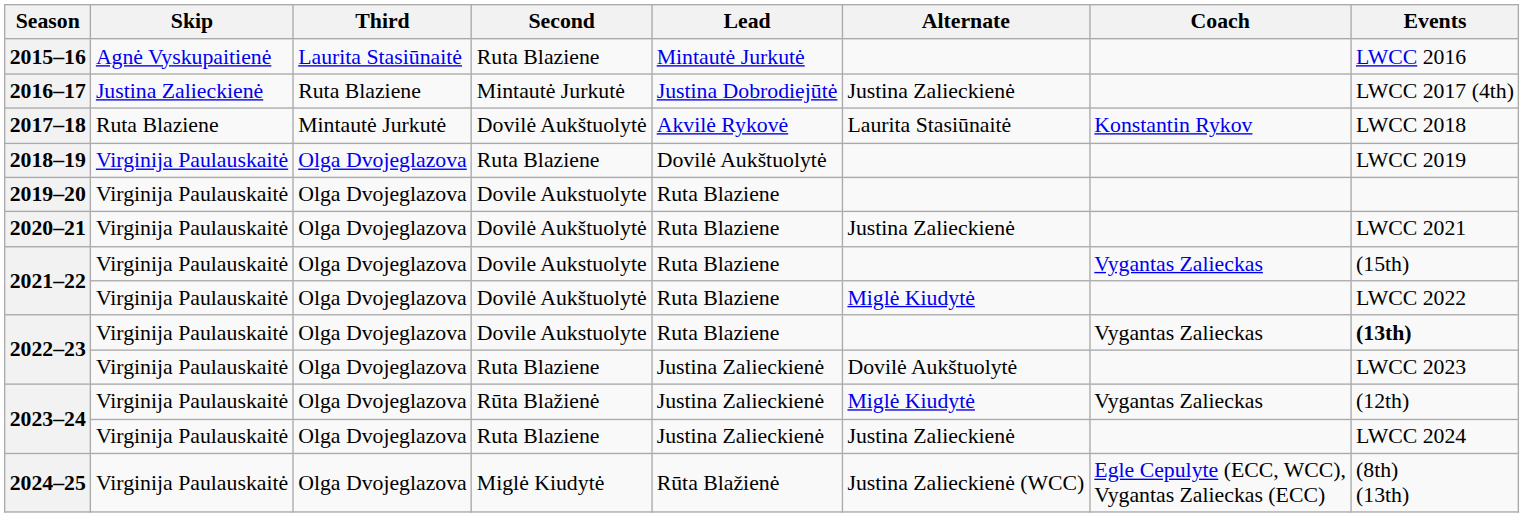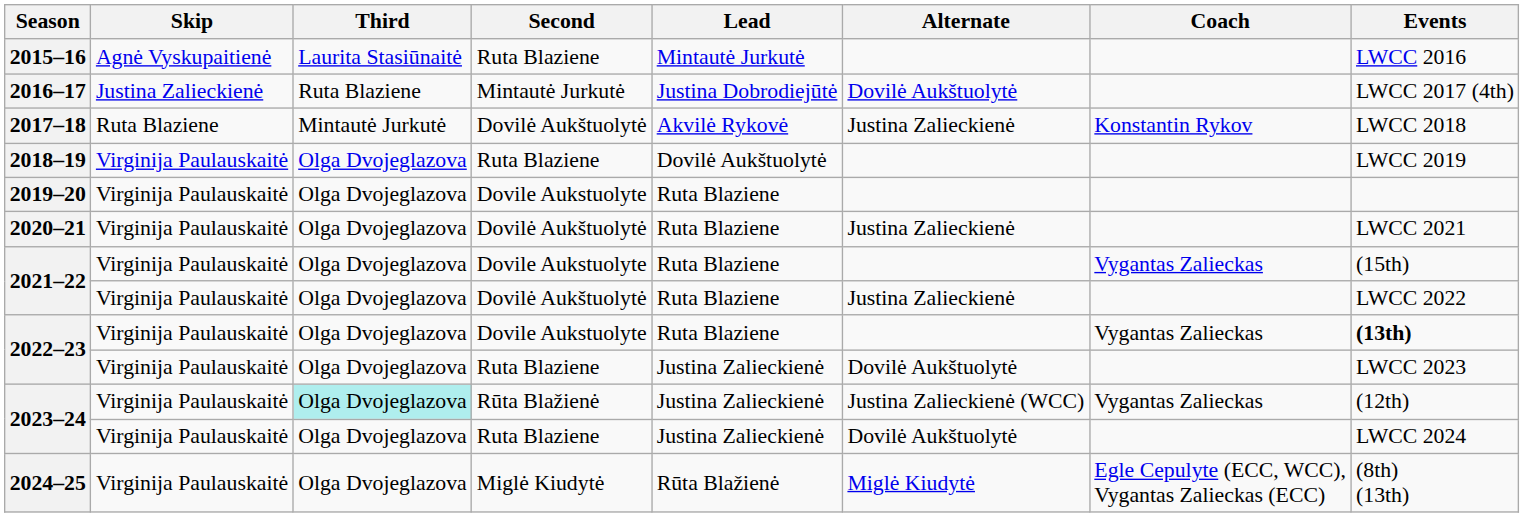(931, 90) Justina Zalieckienė -> (932, 90) Dovilė Aukštuolytė
(929, 125) Laurita Stasiūnaitė -> (931, 125) Justina Zalieckienė
(911, 297) Miglė Kiudytė -> (931, 297) Justina Zalieckienė
(382, 401) no background -> (382, 401) paleturquoise background
(911, 401) Miglė Kiudytė -> (966, 401) Justina Zalieckienė (WCC)
(931, 435) Justina Zalieckienė -> (932, 435) Dovilė Aukštuolytė
(966, 482) Justina Zalieckienė (WCC) -> (911, 482) Miglė Kiudytė
